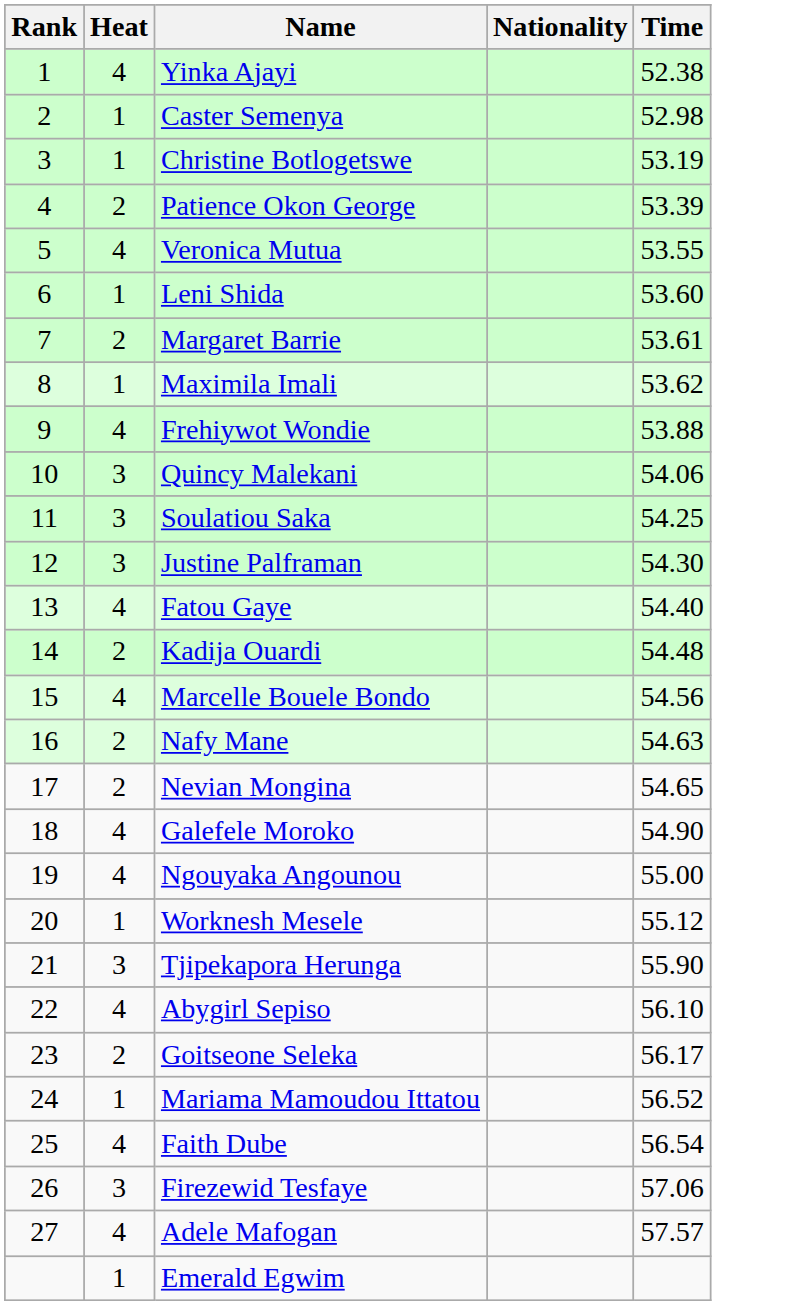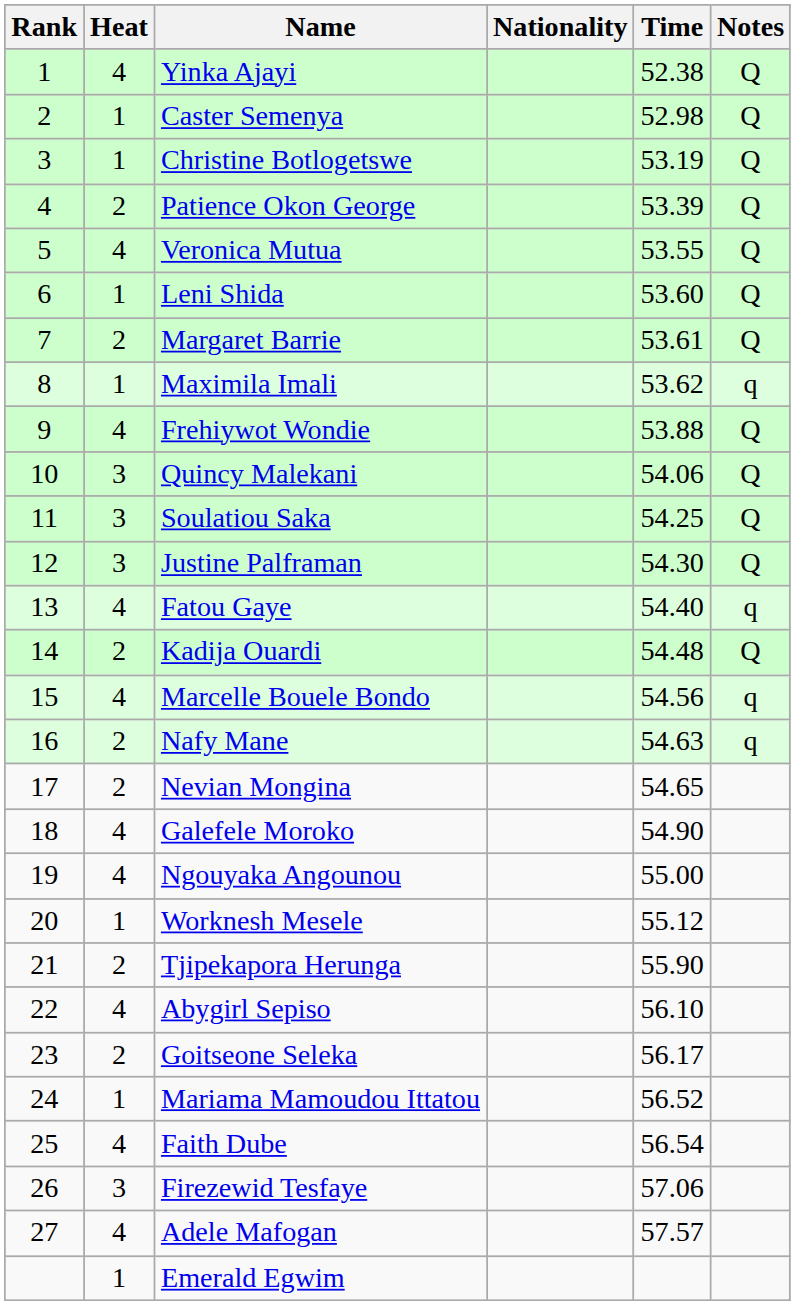+ column: (751, 26)
(119, 964) 3 -> (119, 964) 2
